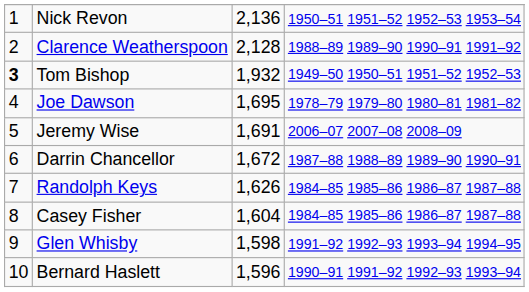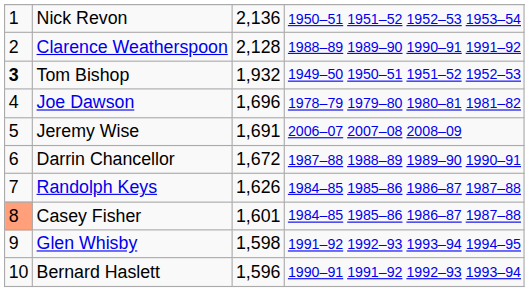(258, 103) 1,695 -> (258, 103) 1,696
(14, 215) no background -> (14, 215) lightsalmon background
(258, 215) 1,604 -> (258, 215) 1,601
